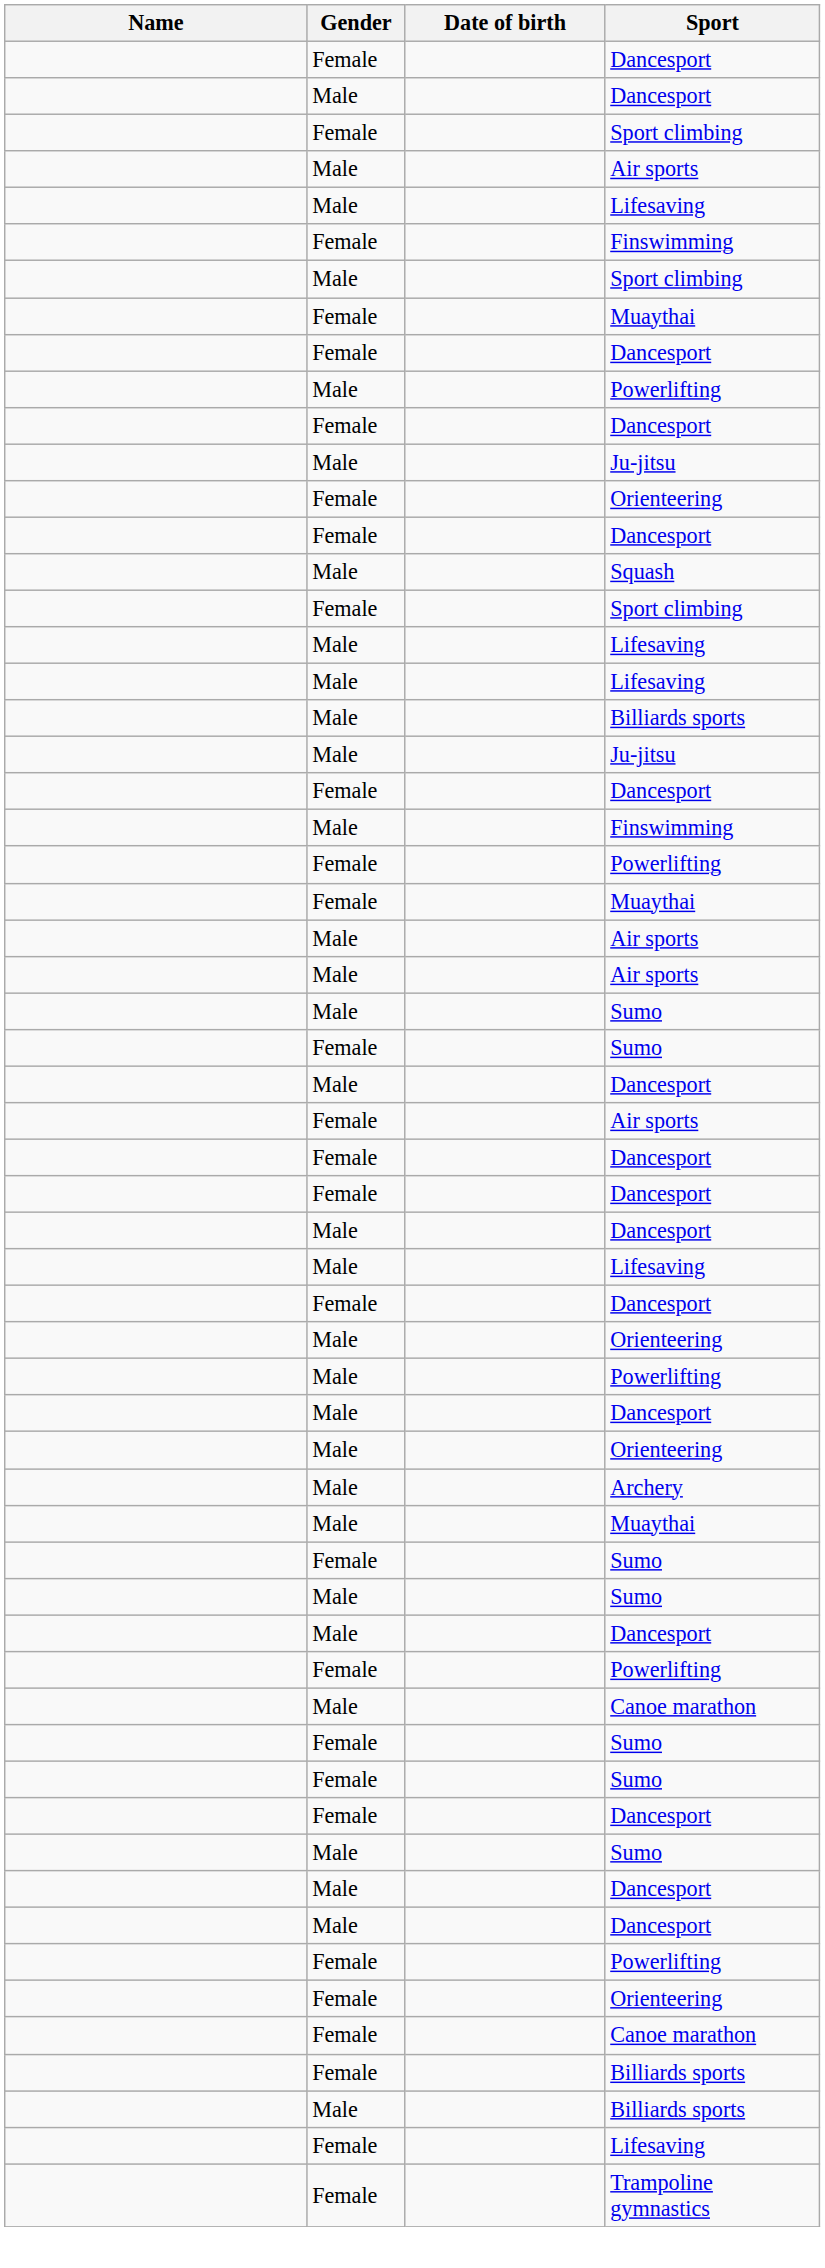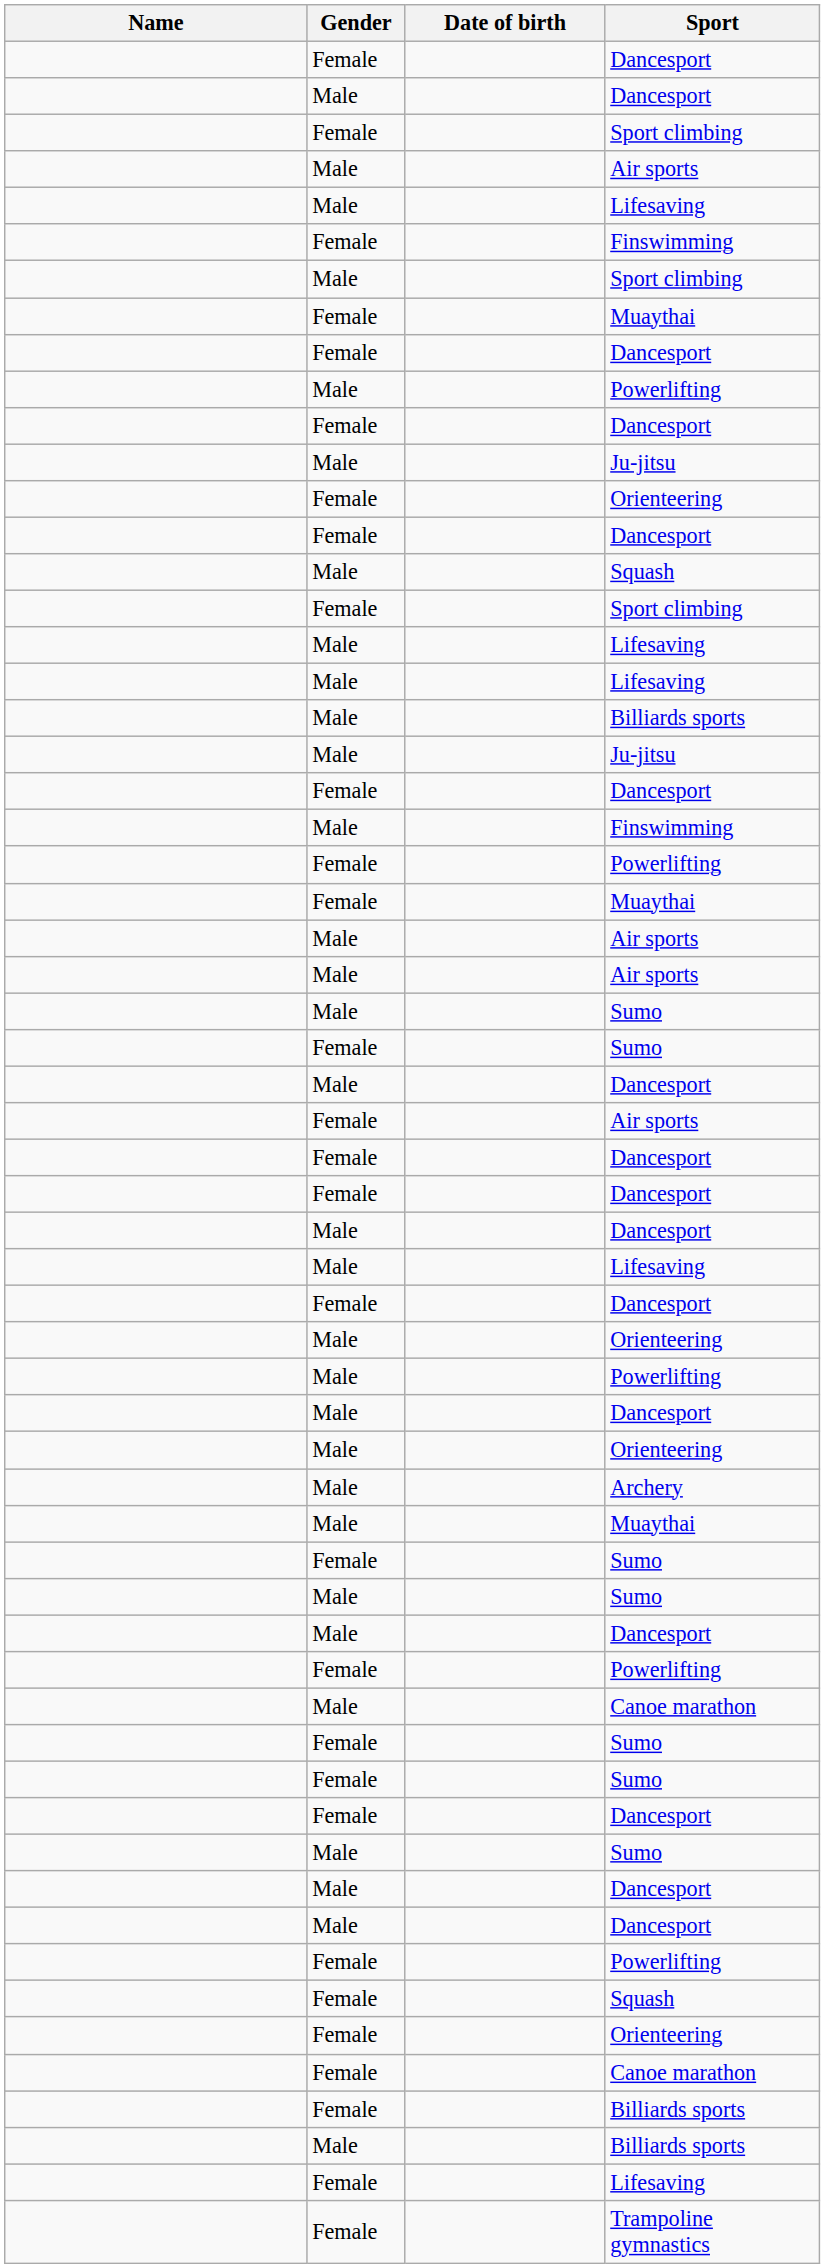+ row: (345, 1998)
